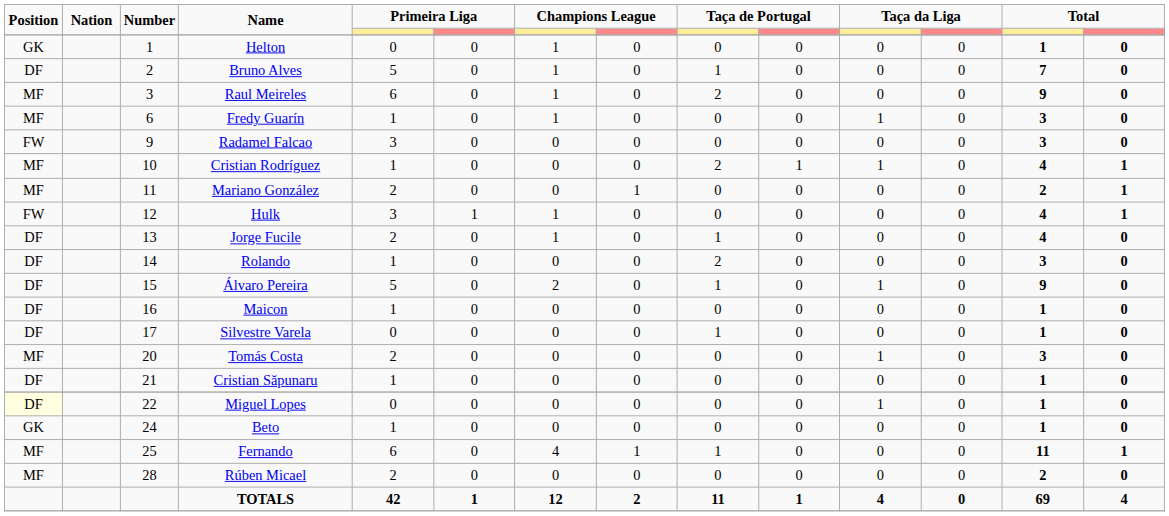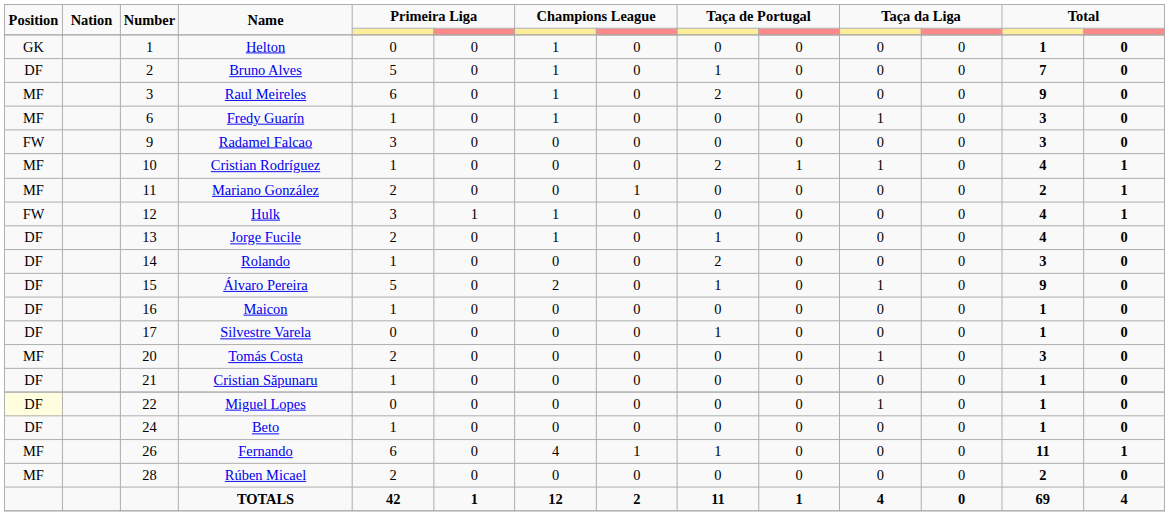(33, 428) GK -> (33, 428) DF
(149, 451) 25 -> (149, 451) 26
